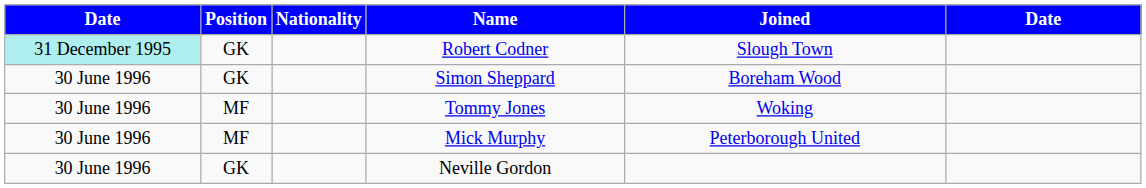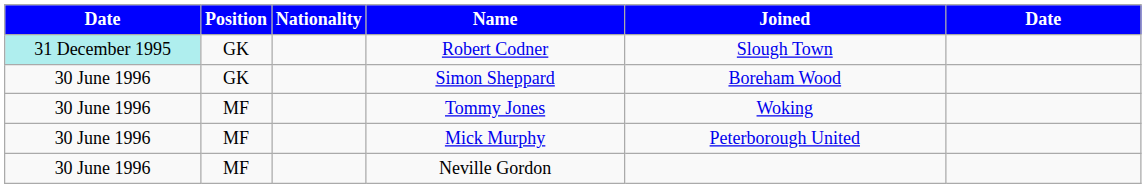(236, 168) GK -> (236, 168) MF
